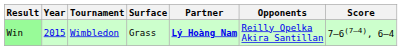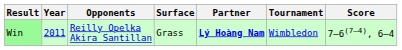columns swapped: (97, 12) <-> (282, 12)
(55, 32) 2015 -> (55, 32) 2011
